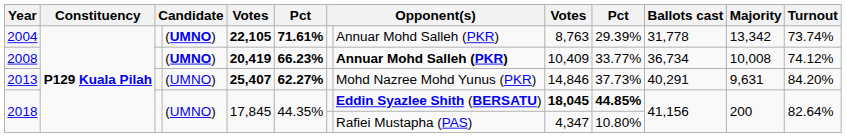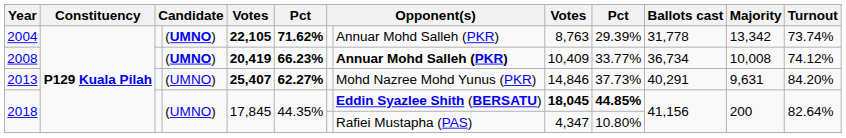(300, 37) 71.61% -> (300, 37) 71.62%
